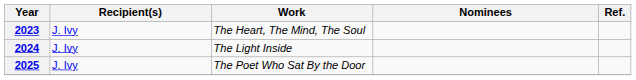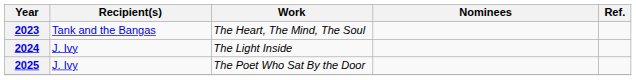(65, 30) J. Ivy -> (104, 30) Tank and the Bangas
